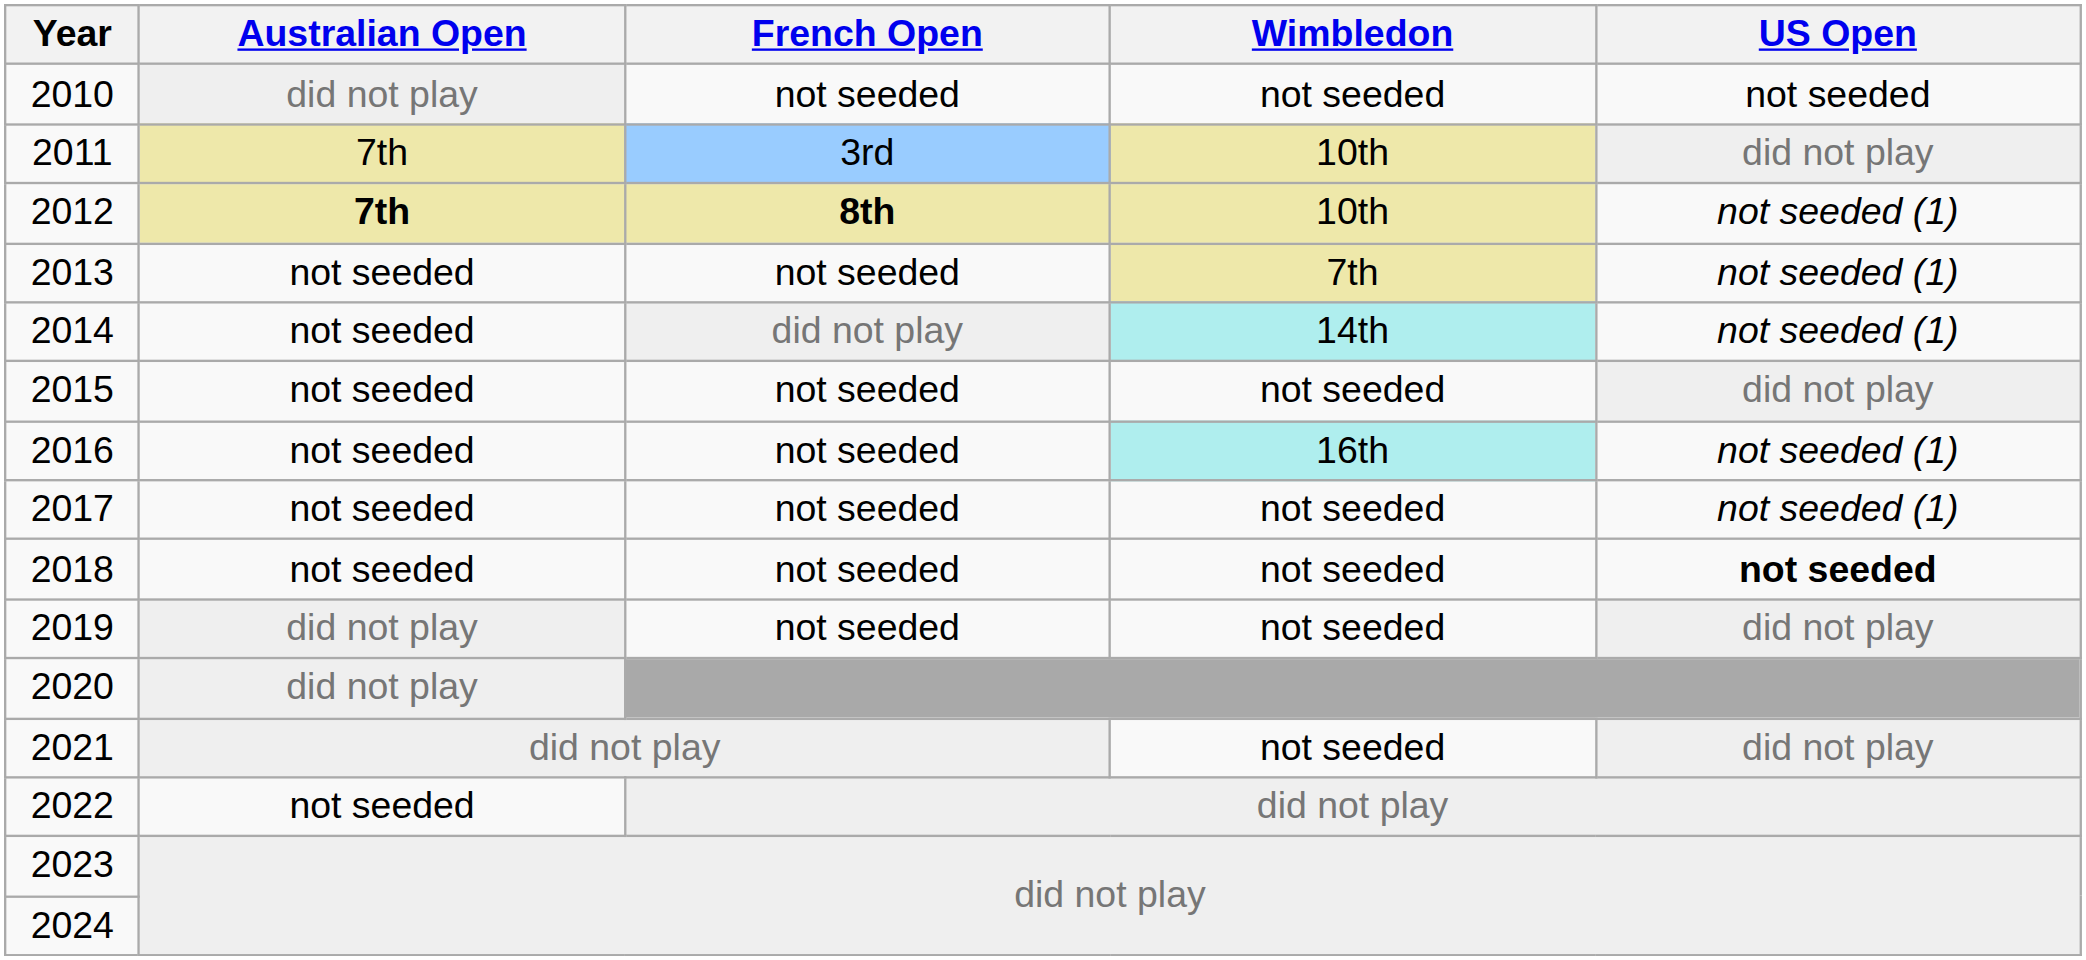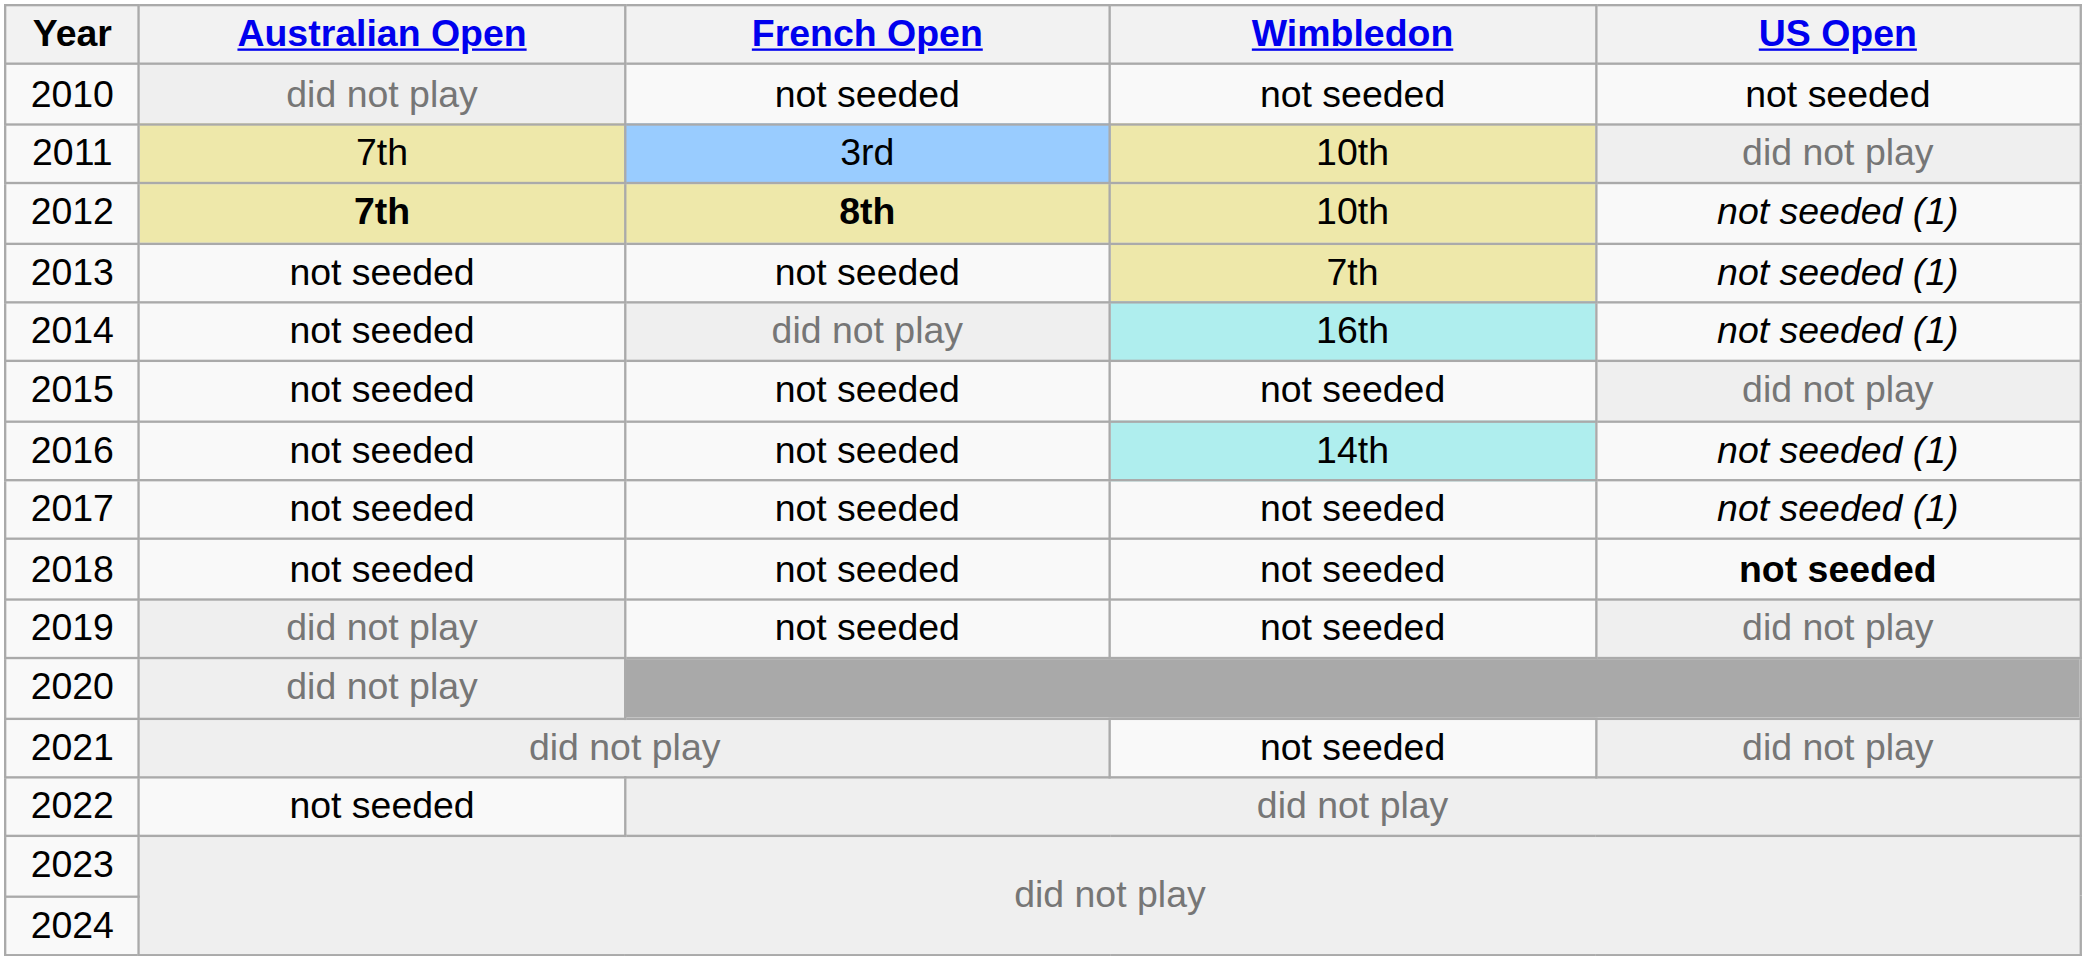(1353, 331) 14th -> (1353, 331) 16th
(1353, 449) 16th -> (1353, 449) 14th
